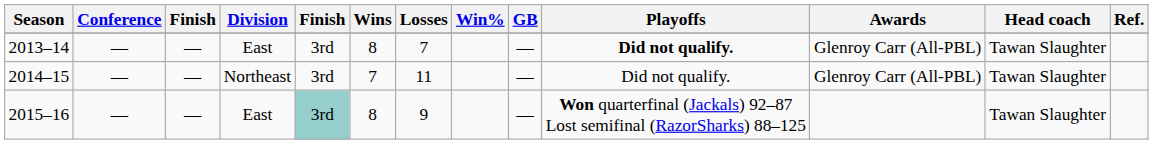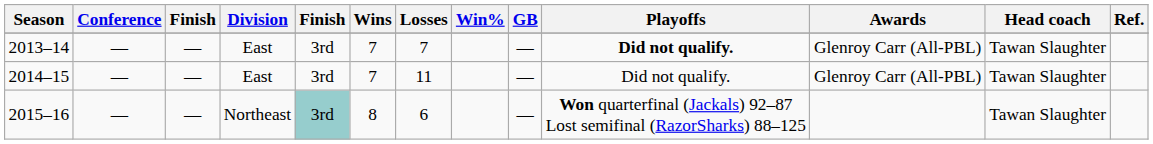(373, 47) 8 -> (373, 47) 7
(258, 76) Northeast -> (258, 76) East
(258, 114) East -> (258, 114) Northeast
(424, 114) 9 -> (424, 114) 6
